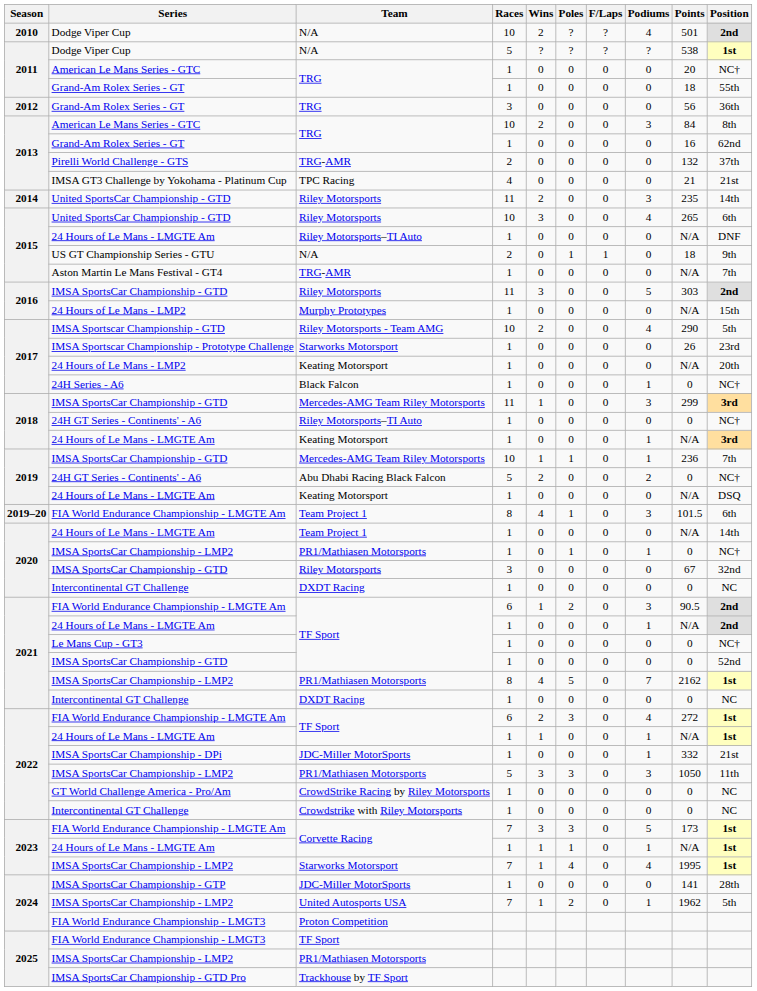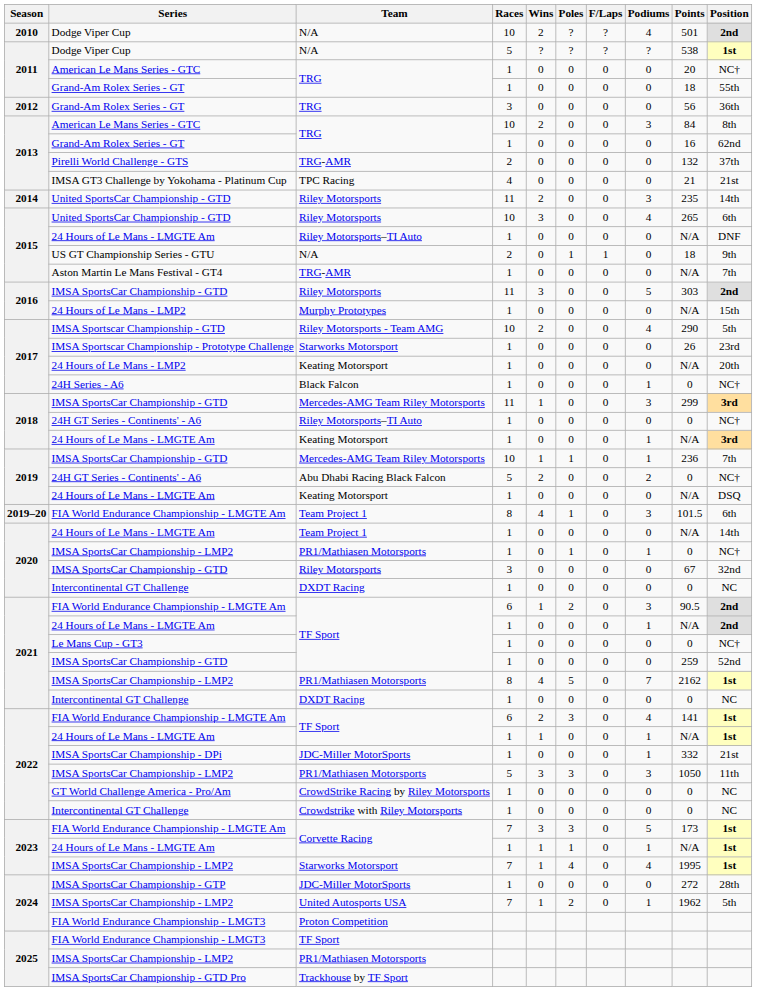(690, 662) 0 -> (690, 662) 259
(690, 718) 272 -> (690, 718) 141
(690, 884) 141 -> (690, 884) 272
